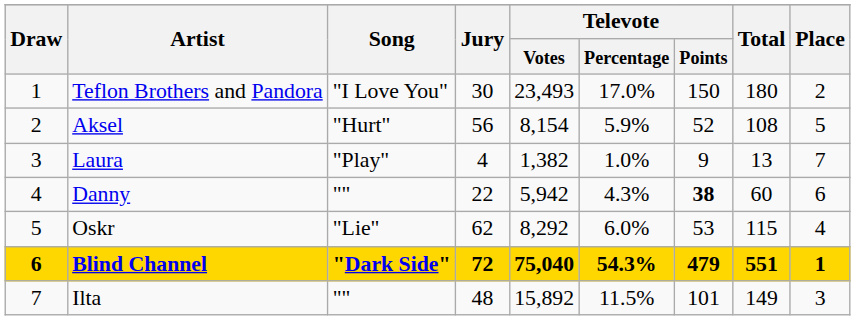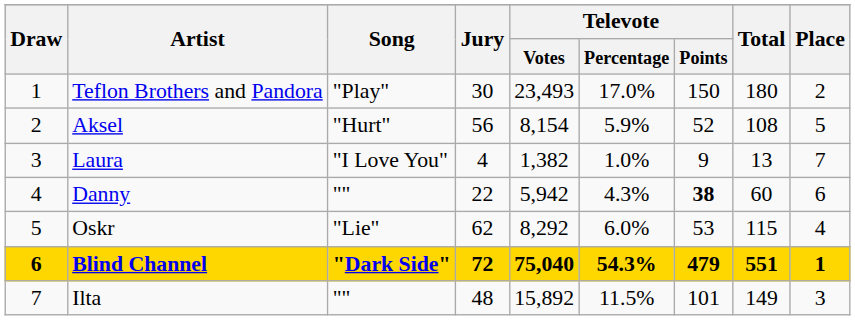(390, 90) "I Love You" -> (361, 90) "Play"
(361, 159) "Play" -> (390, 159) "I Love You"
